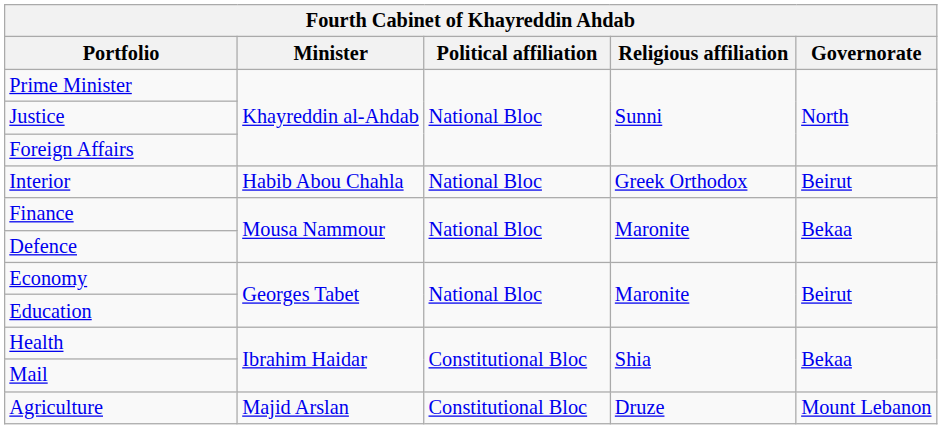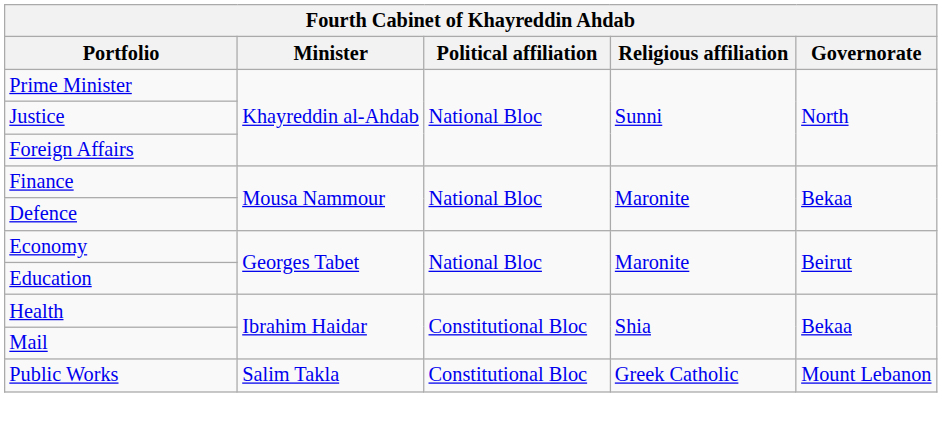- row: (40, 181)
+ row: (64, 375)
- row: (56, 407)
